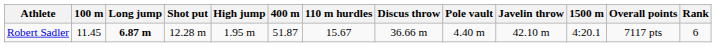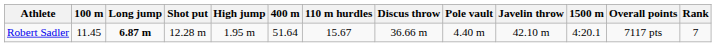(285, 32) 51.87 -> (285, 32) 51.64
(696, 32) 6 -> (696, 32) 7
